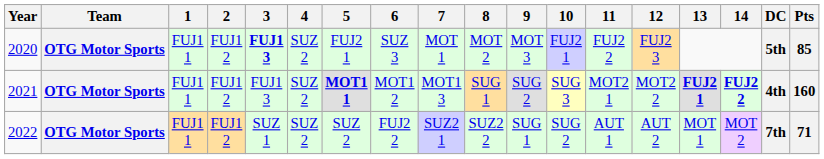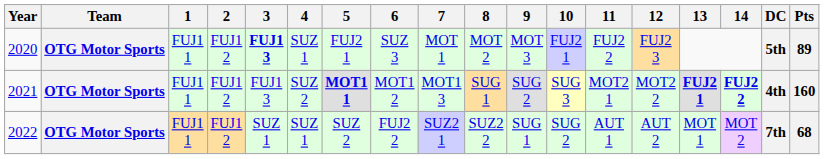(304, 49) SUZ 2 -> (304, 49) SUZ 1
(804, 49) 85 -> (804, 49) 89
(304, 132) SUZ 2 -> (304, 132) SUZ 1
(804, 132) 71 -> (804, 132) 68
